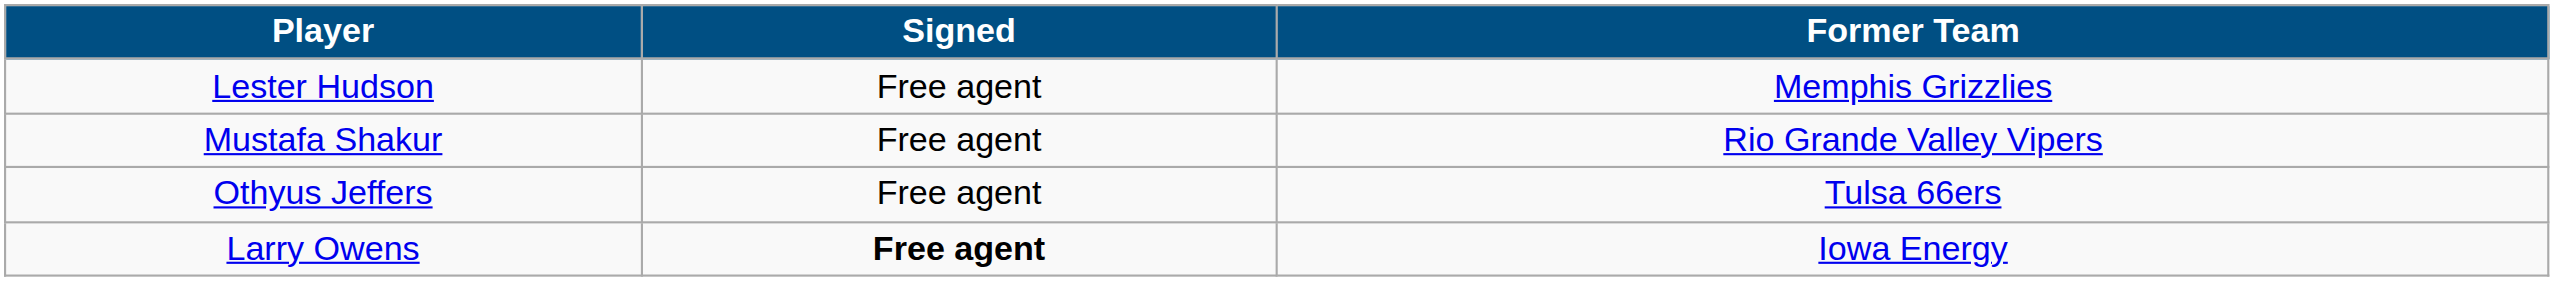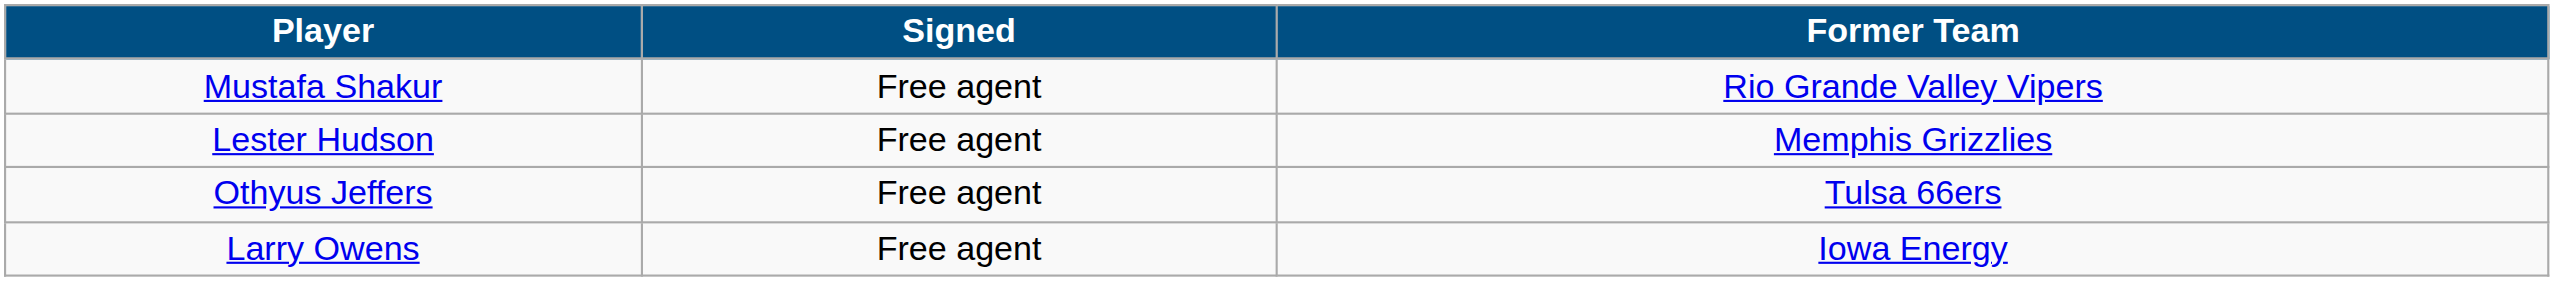rows swapped: (323, 85) <-> (323, 139)
(959, 247) bold -> (959, 247) normal
